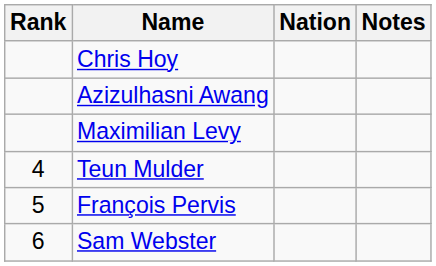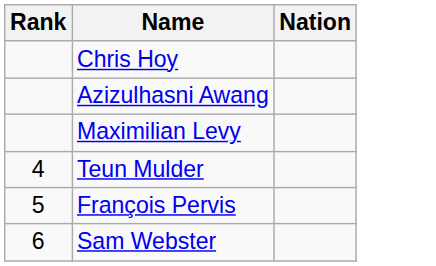- column: (394, 22)
